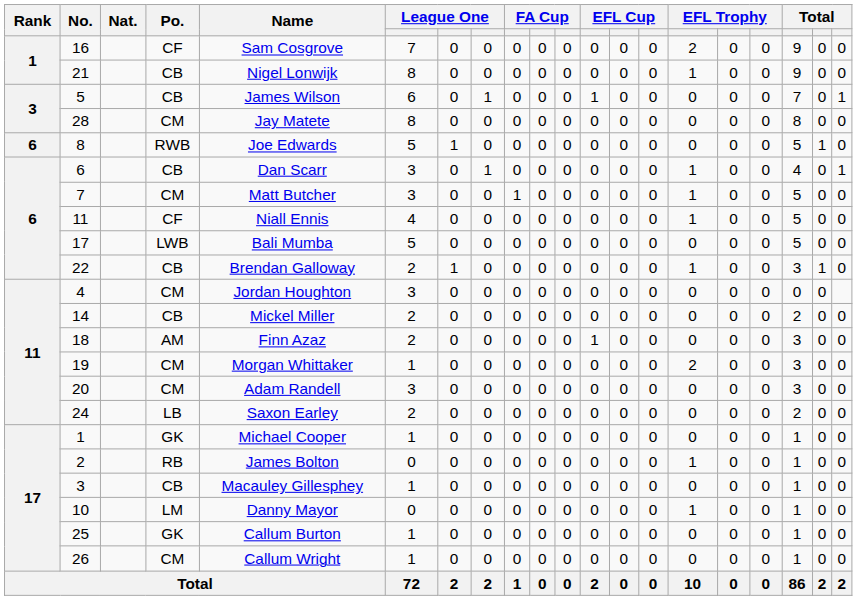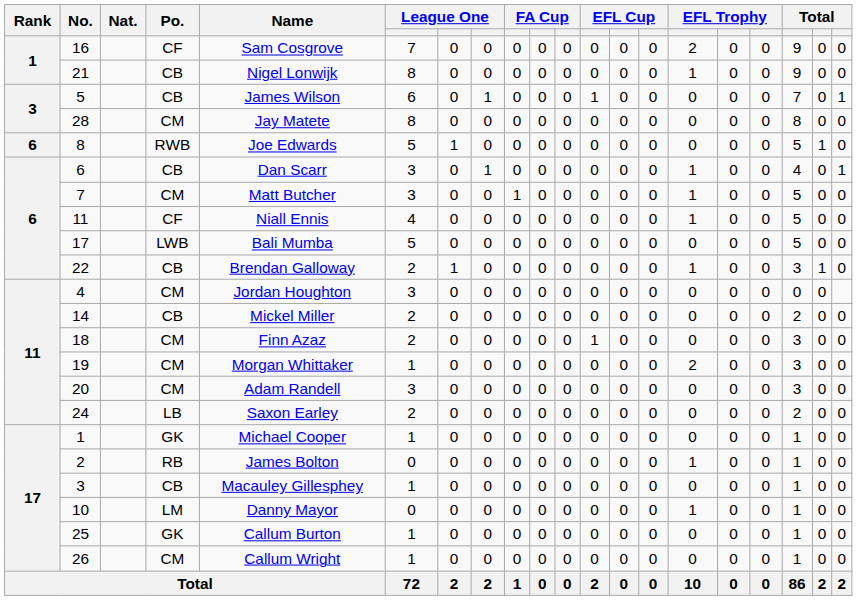(172, 340) AM -> (172, 340) CM
